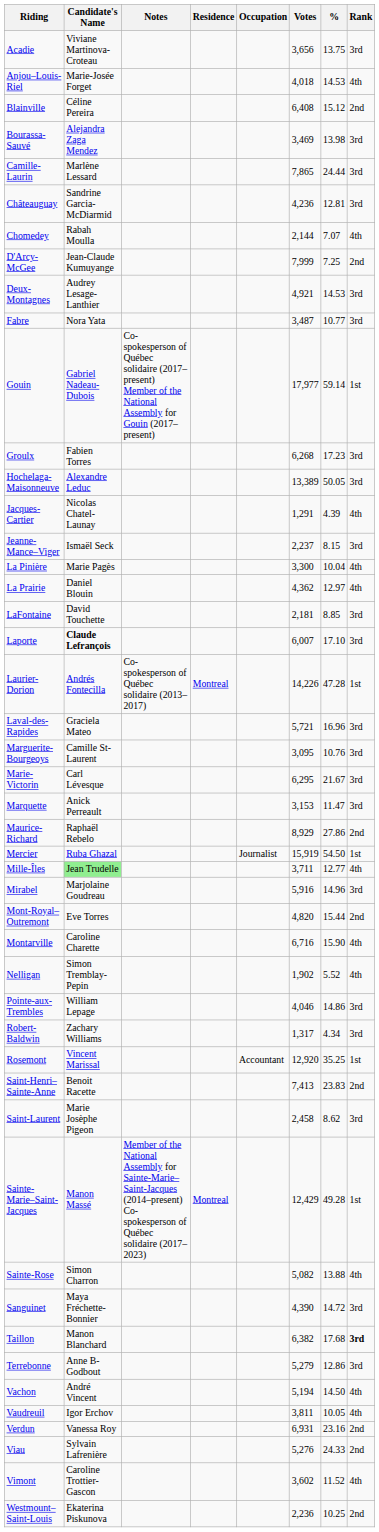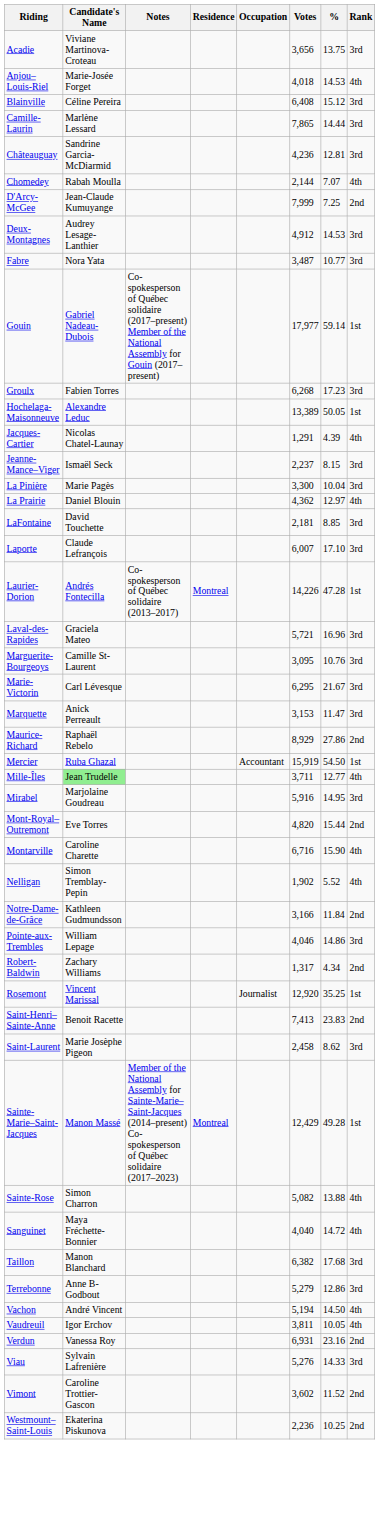(357, 108) 2nd -> (356, 102) 3rd
- row: (26, 140)
(334, 171) 24.44 -> (334, 123) 14.44
(303, 294) 4,921 -> (303, 234) 4,912
(356, 482) 3rd -> (355, 412) 1st
(356, 567) 4th -> (356, 485) 3rd
(88, 641) bold -> (86, 548) normal
(258, 853) Journalist -> (261, 761) Accountant
(334, 890) 14.96 -> (334, 797) 14.95
+ row: (33, 914)
(356, 1033) 3rd -> (357, 967) 2nd
(261, 1060) Accountant -> (258, 994) Journalist
(303, 1307) 4,390 -> (303, 1230) 4,040
(356, 1307) 3rd -> (356, 1230) 4th
(357, 1339) bold -> (356, 1262) normal
(334, 1449) 24.33 -> (334, 1362) 14.33
(357, 1449) 2nd -> (356, 1362) 3rd
(356, 1481) 4th -> (357, 1394) 2nd
